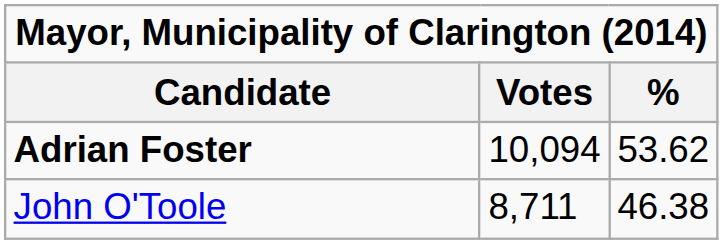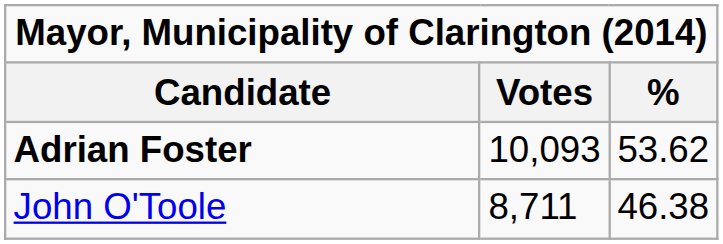(545, 149) 10,094 -> (545, 149) 10,093
